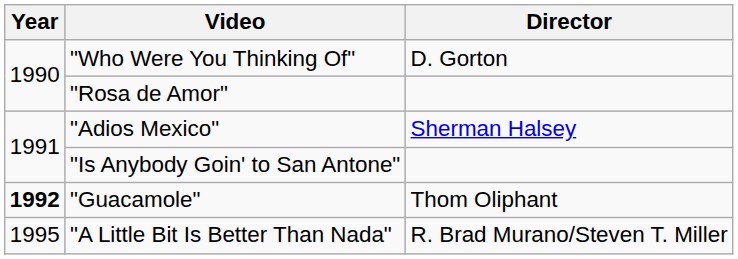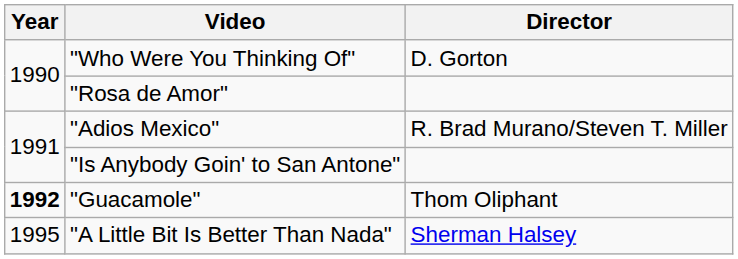(493, 128) Sherman Halsey -> (569, 128) R. Brad Murano/Steven T. Miller
(569, 235) R. Brad Murano/Steven T. Miller -> (493, 235) Sherman Halsey
